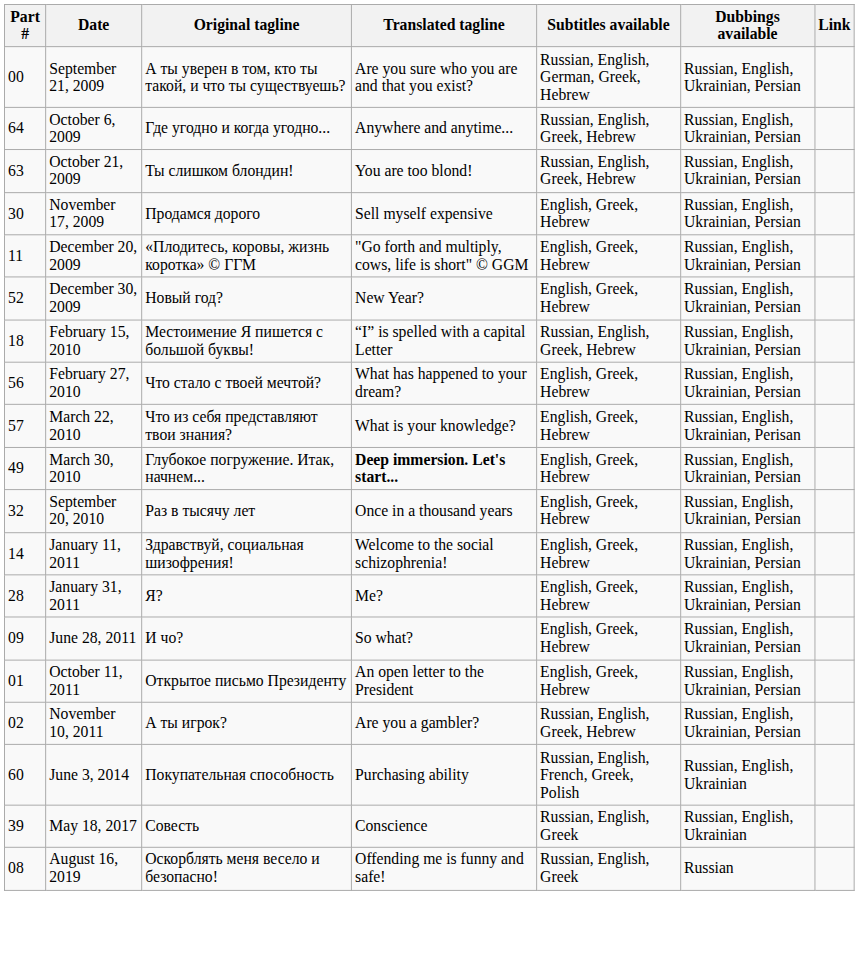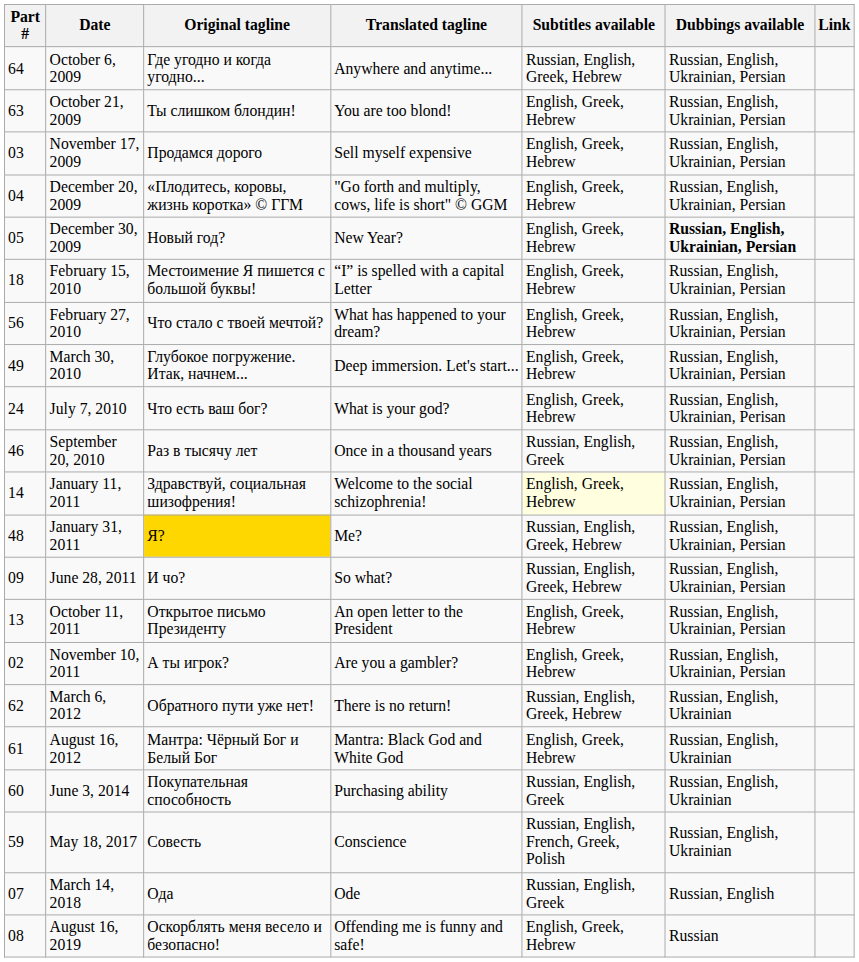- row: (83, 77)
(595, 170) Russian, English, Greek, Hebrew -> (575, 110) English, Greek, Hebrew
(16, 213) 30 -> (16, 153) 03
(16, 255) 11 -> (16, 195) 04
(16, 298) 52 -> (16, 238) 05
(742, 298) normal -> (733, 238) bold
(595, 340) Russian, English, Greek, Hebrew -> (575, 280) English, Greek, Hebrew
- row: (81, 425)
(430, 468) bold -> (426, 365) normal
+ row: (88, 408)
(16, 510) 32 -> (16, 450) 46
(589, 510) English, Greek, Hebrew -> (581, 450) Russian, English, Greek
(589, 553) no background -> (575, 493) lightyellow background
(16, 595) 28 -> (16, 535) 48
(154, 595) no background -> (156, 535) gold background
(589, 595) English, Greek, Hebrew -> (581, 535) Russian, English, Greek, Hebrew
(589, 638) English, Greek, Hebrew -> (581, 578) Russian, English, Greek, Hebrew
(16, 681) 01 -> (16, 620) 13
(595, 723) Russian, English, Greek, Hebrew -> (575, 663) English, Greek, Hebrew
+ row: (78, 705)
+ row: (84, 748)
(595, 774) Russian, English, French, Greek, Polish -> (581, 790) Russian, English, Greek
(16, 826) 39 -> (16, 842) 59
(595, 826) Russian, English, Greek -> (581, 842) Russian, English, French, Greek, Polish
+ row: (82, 893)
(595, 868) Russian, English, Greek -> (575, 936) English, Greek, Hebrew
